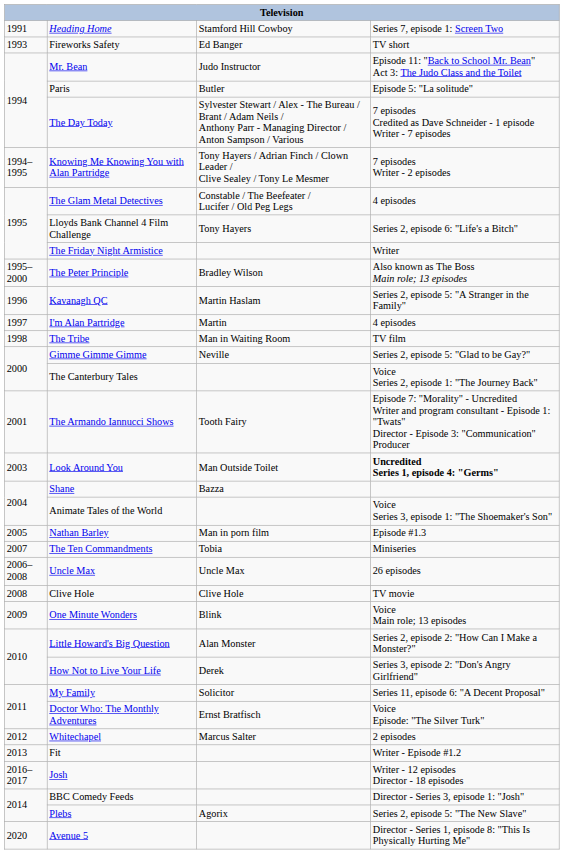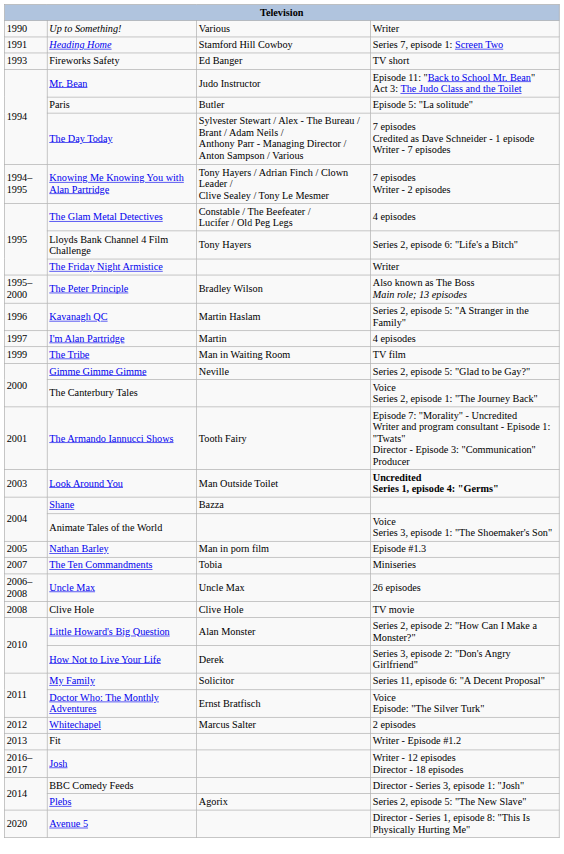+ row: (85, 28)
(17, 338) 1998 -> (17, 355) 1999
- row: (93, 615)
